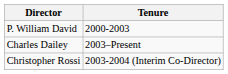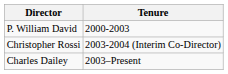rows swapped: (44, 61) <-> (37, 45)
